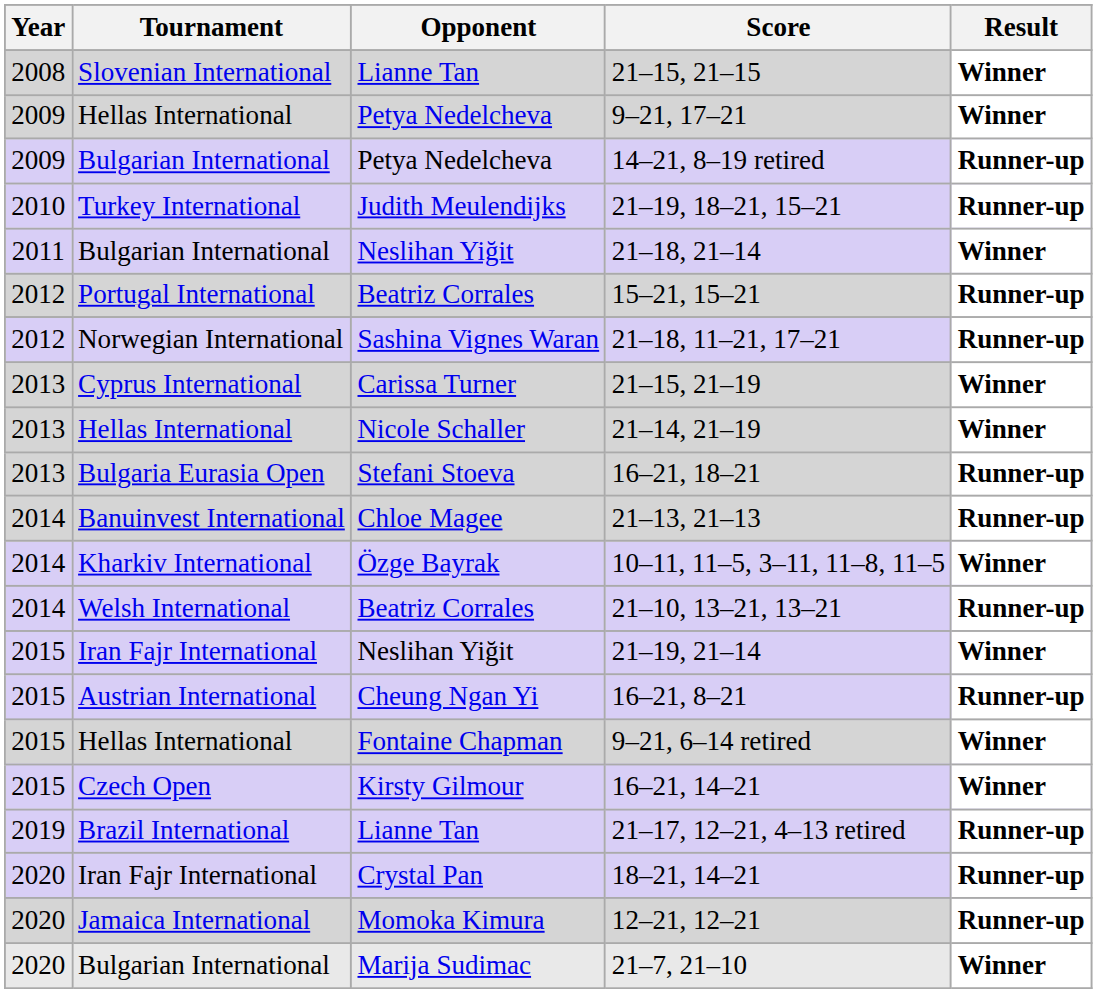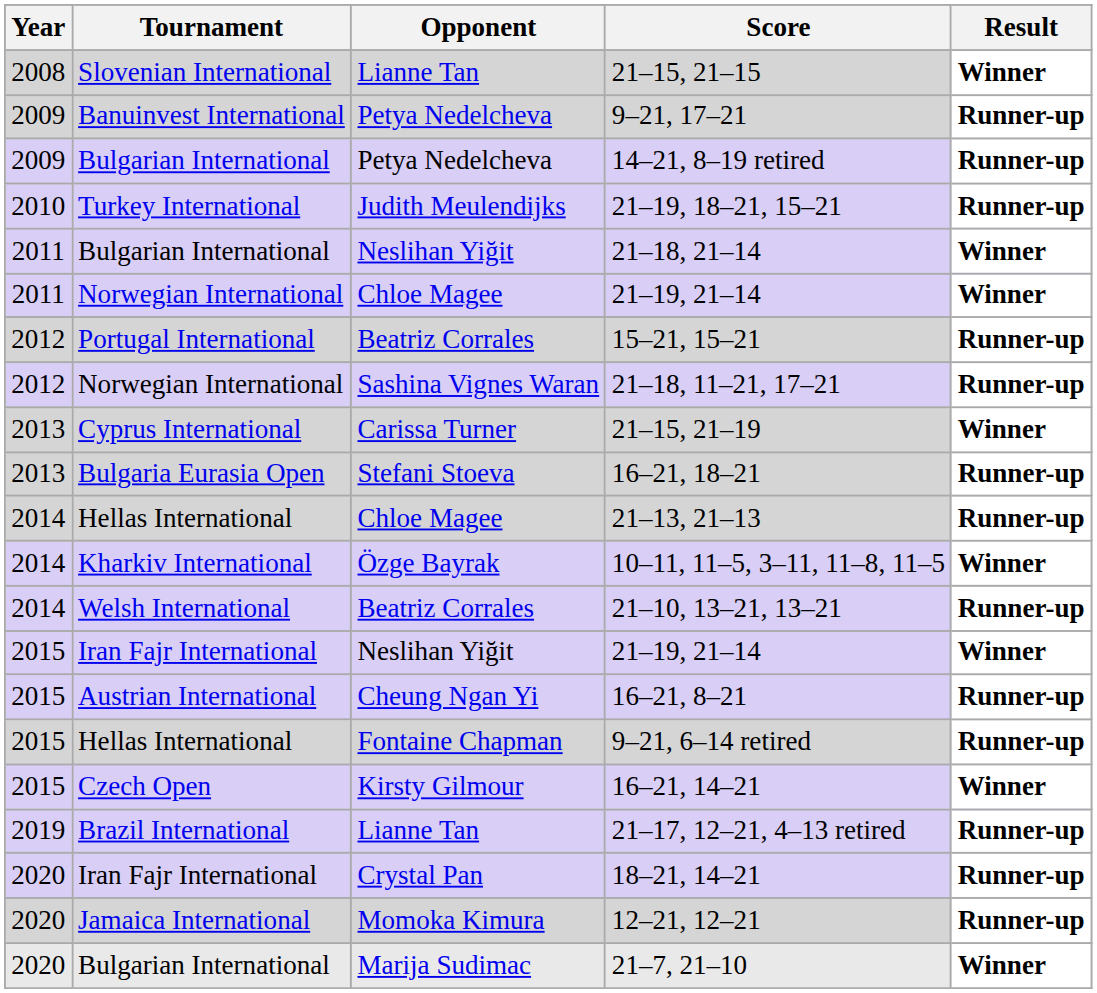(185, 116) Hellas International -> (211, 116) Banuinvest International
(1002, 116) Winner -> (1021, 116) Runner-up
+ row: (430, 295)
- row: (441, 429)
(211, 518) Banuinvest International -> (185, 518) Hellas International
(1002, 741) Winner -> (1021, 741) Runner-up
